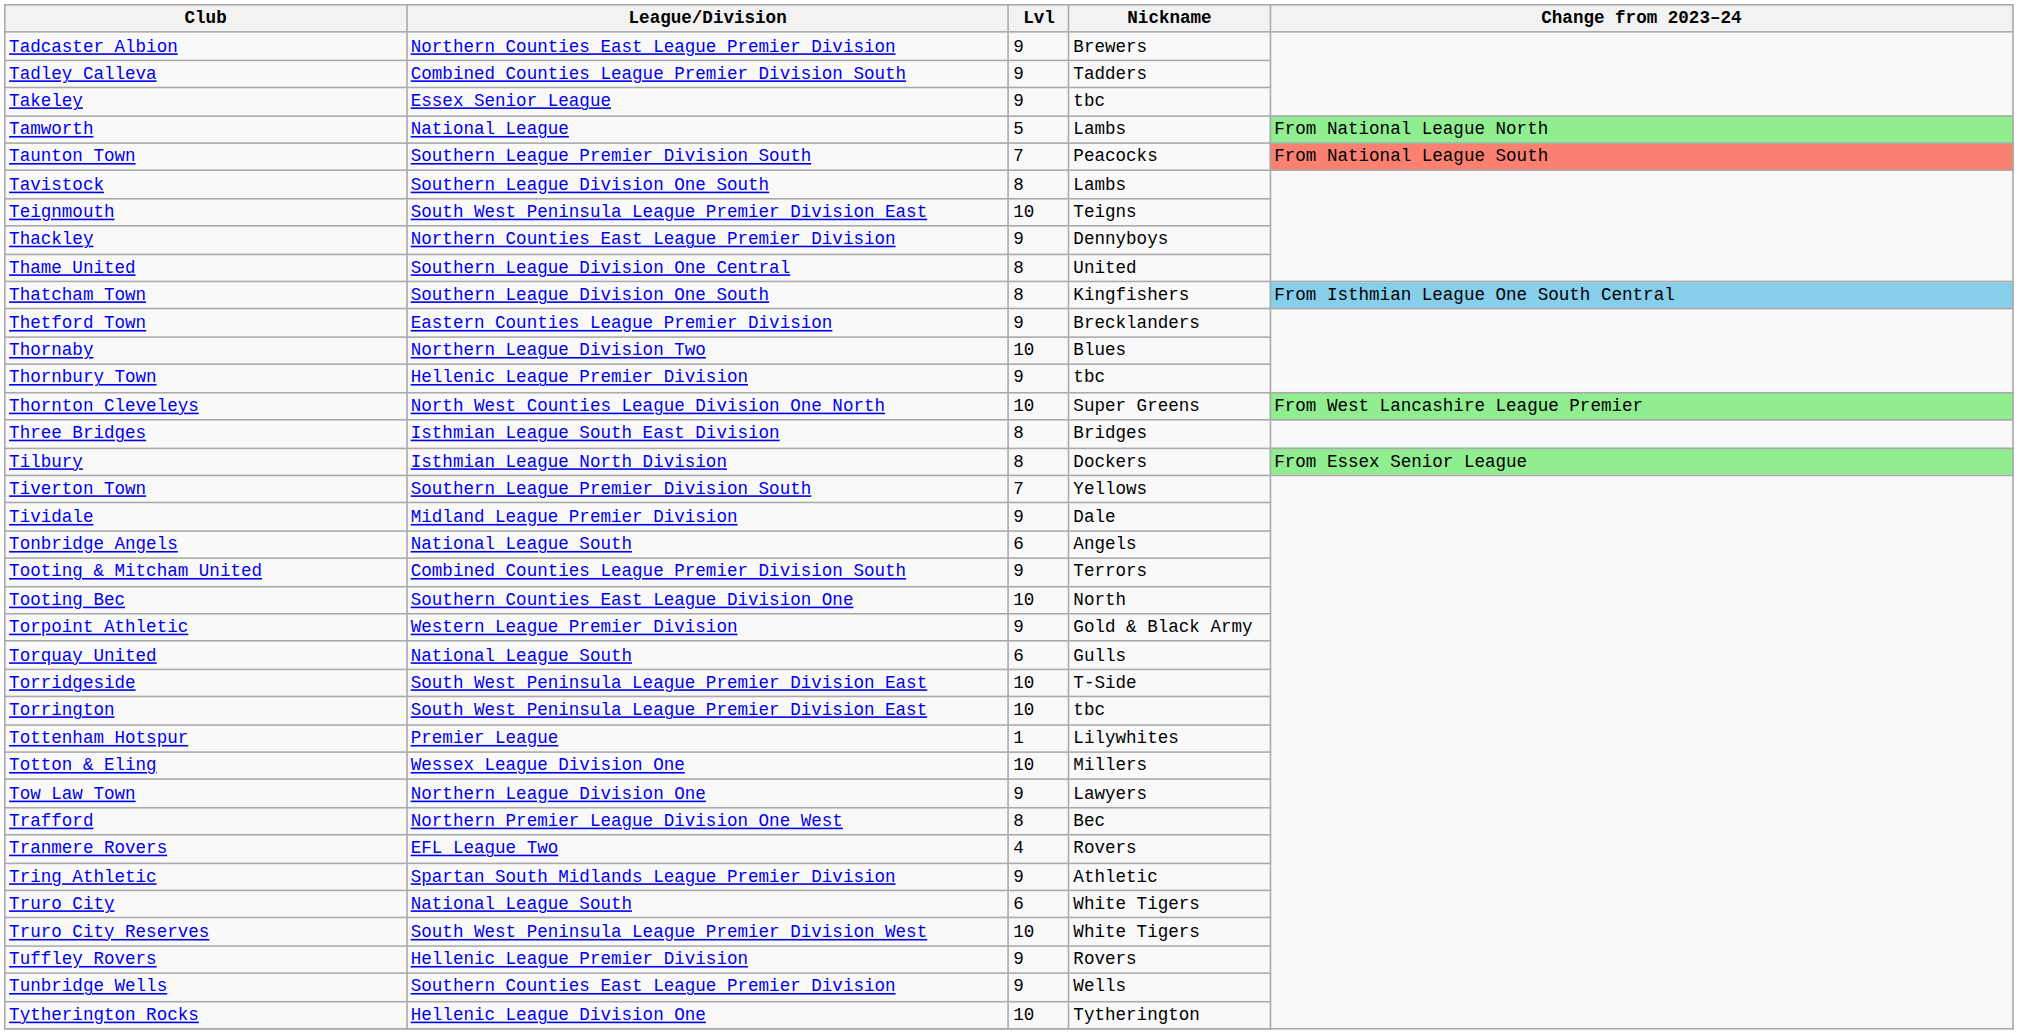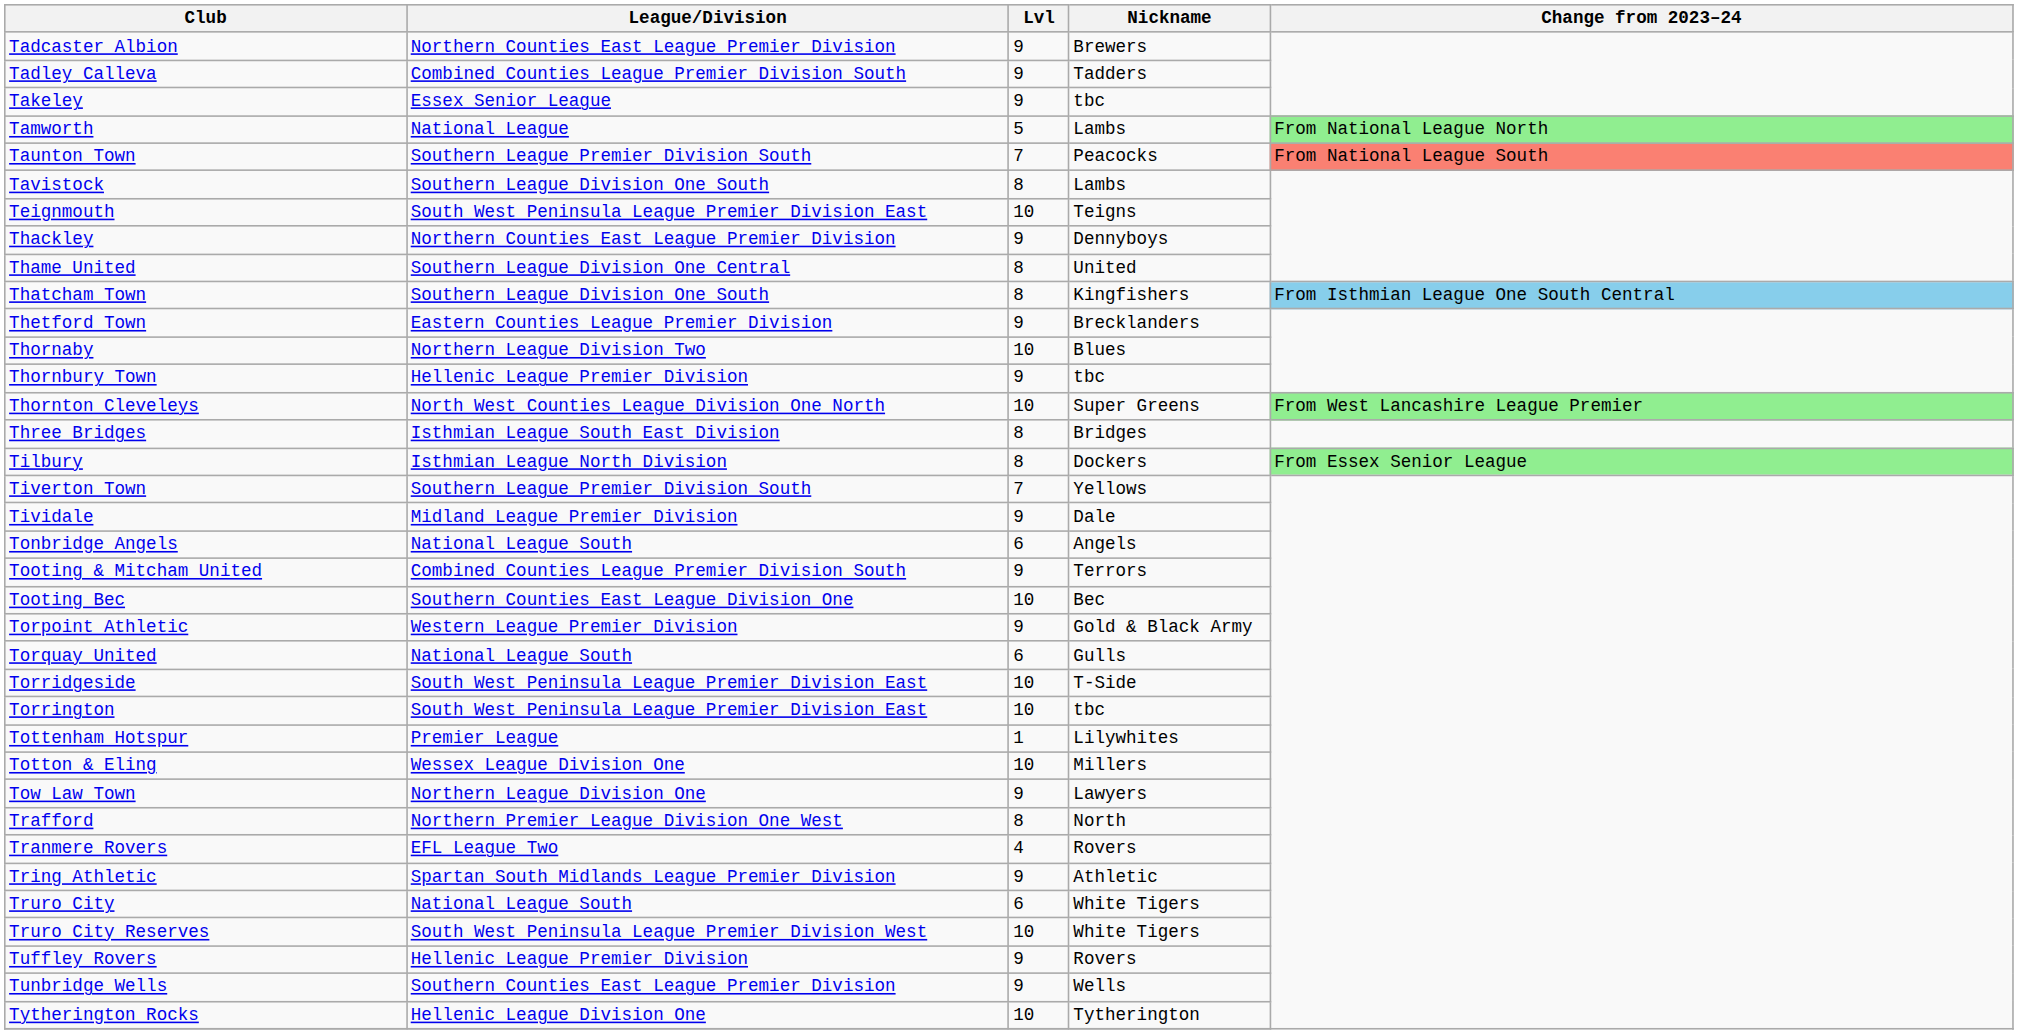(1100, 600) North -> (1089, 600) Bec
(1089, 821) Bec -> (1100, 821) North
